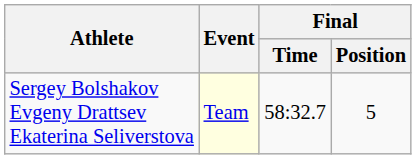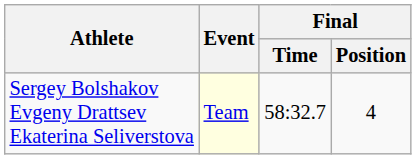(371, 113) 5 -> (371, 113) 4
